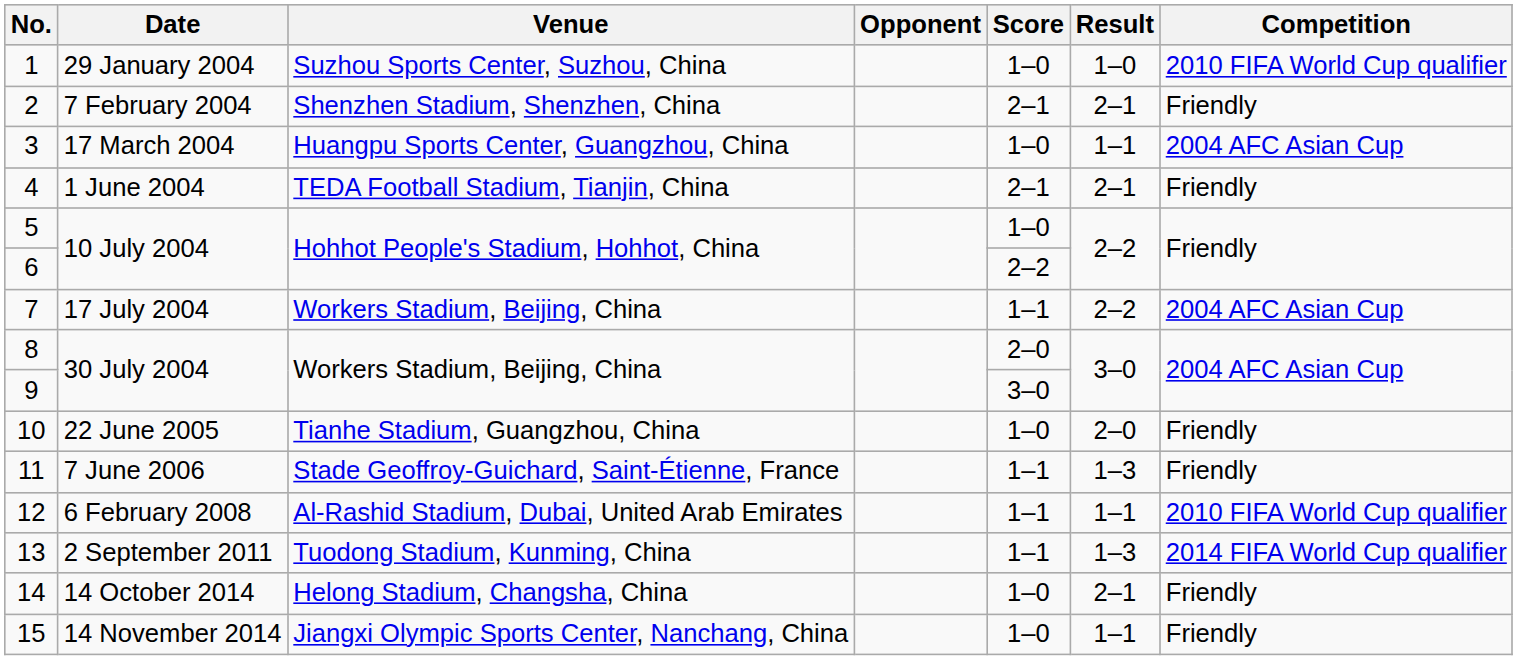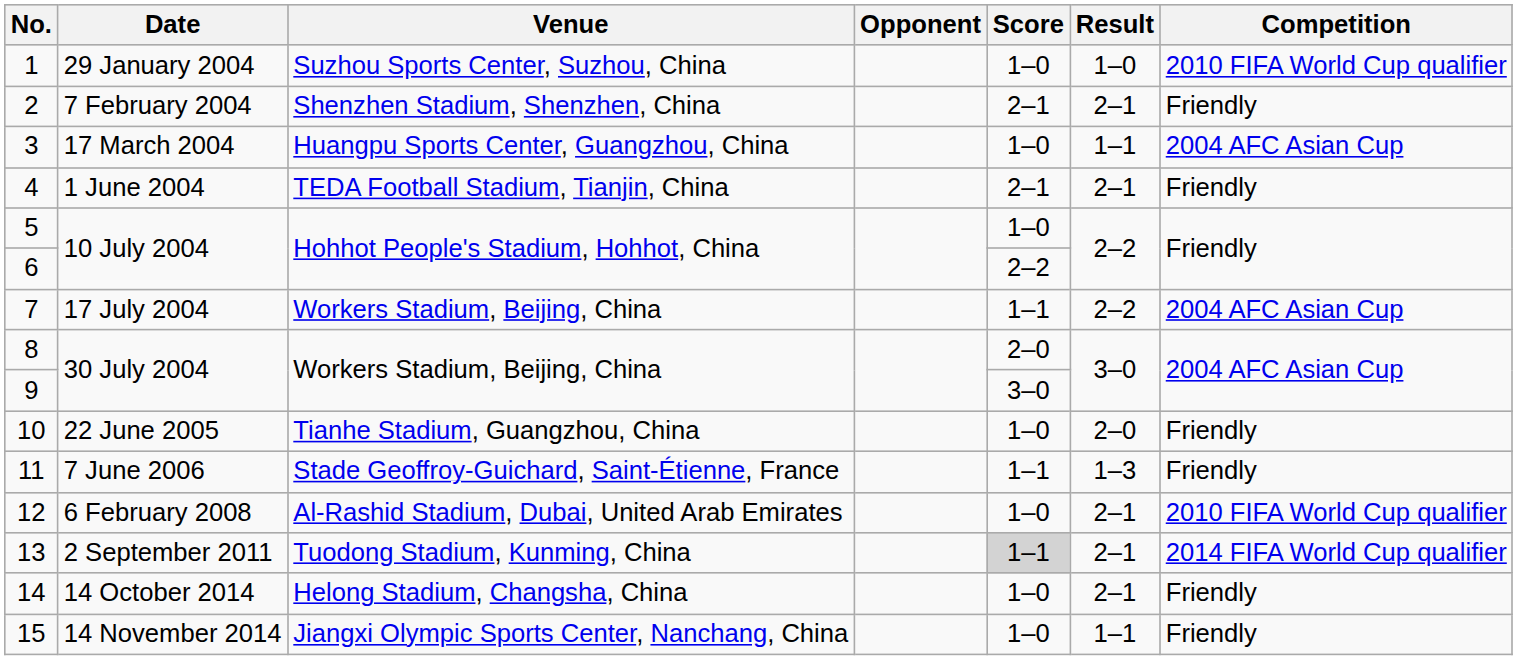(1028, 512) 1–1 -> (1028, 512) 1–0
(1115, 512) 1–1 -> (1115, 512) 2–1
(1028, 552) no background -> (1028, 552) lightgrey background
(1115, 552) 1–3 -> (1115, 552) 2–1
